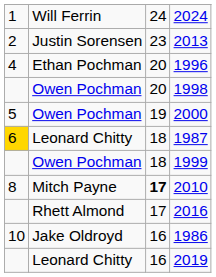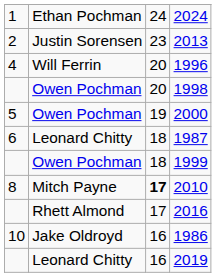(67, 16) Will Ferrin -> (87, 16) Ethan Pochman
(87, 65) Ethan Pochman -> (67, 65) Will Ferrin
(12, 138) gold background -> (12, 138) no background
